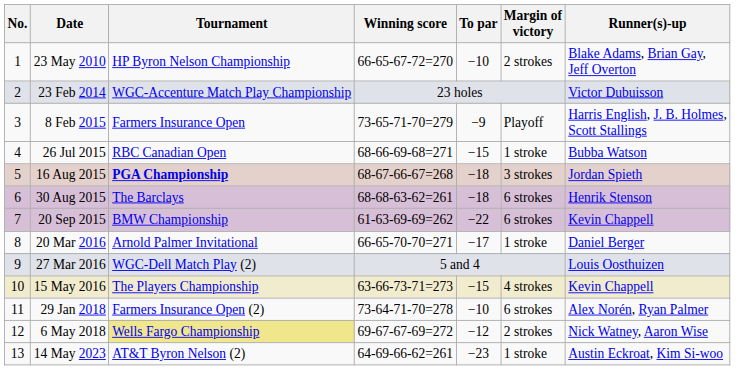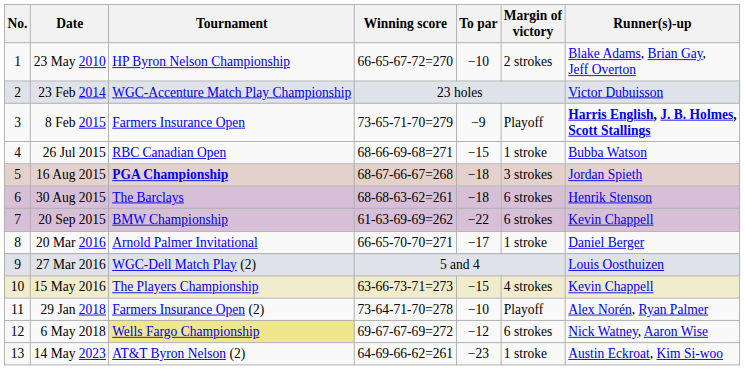(648, 122) normal -> (652, 122) bold
(528, 309) 6 strokes -> (524, 309) Playoff
(528, 331) 2 strokes -> (528, 331) 6 strokes
